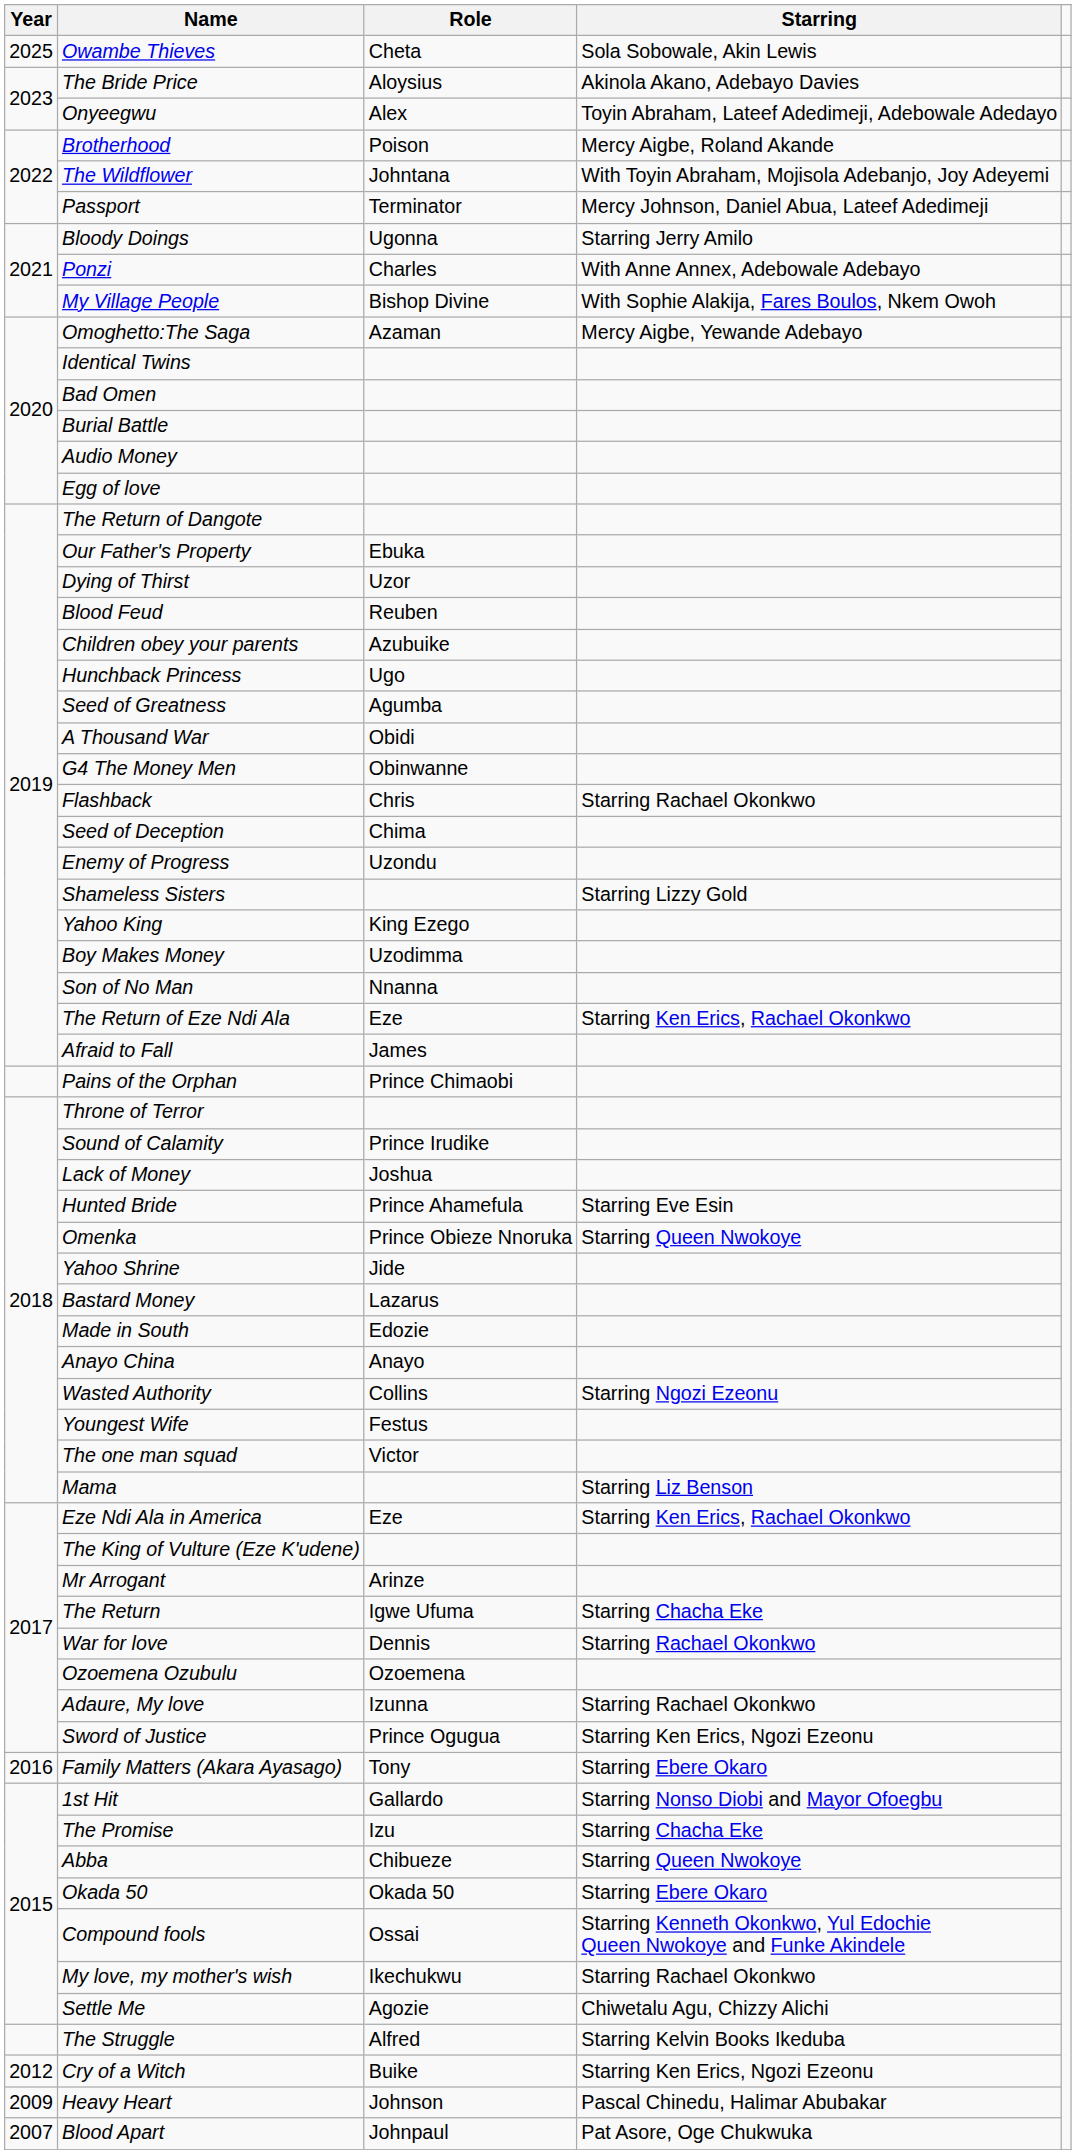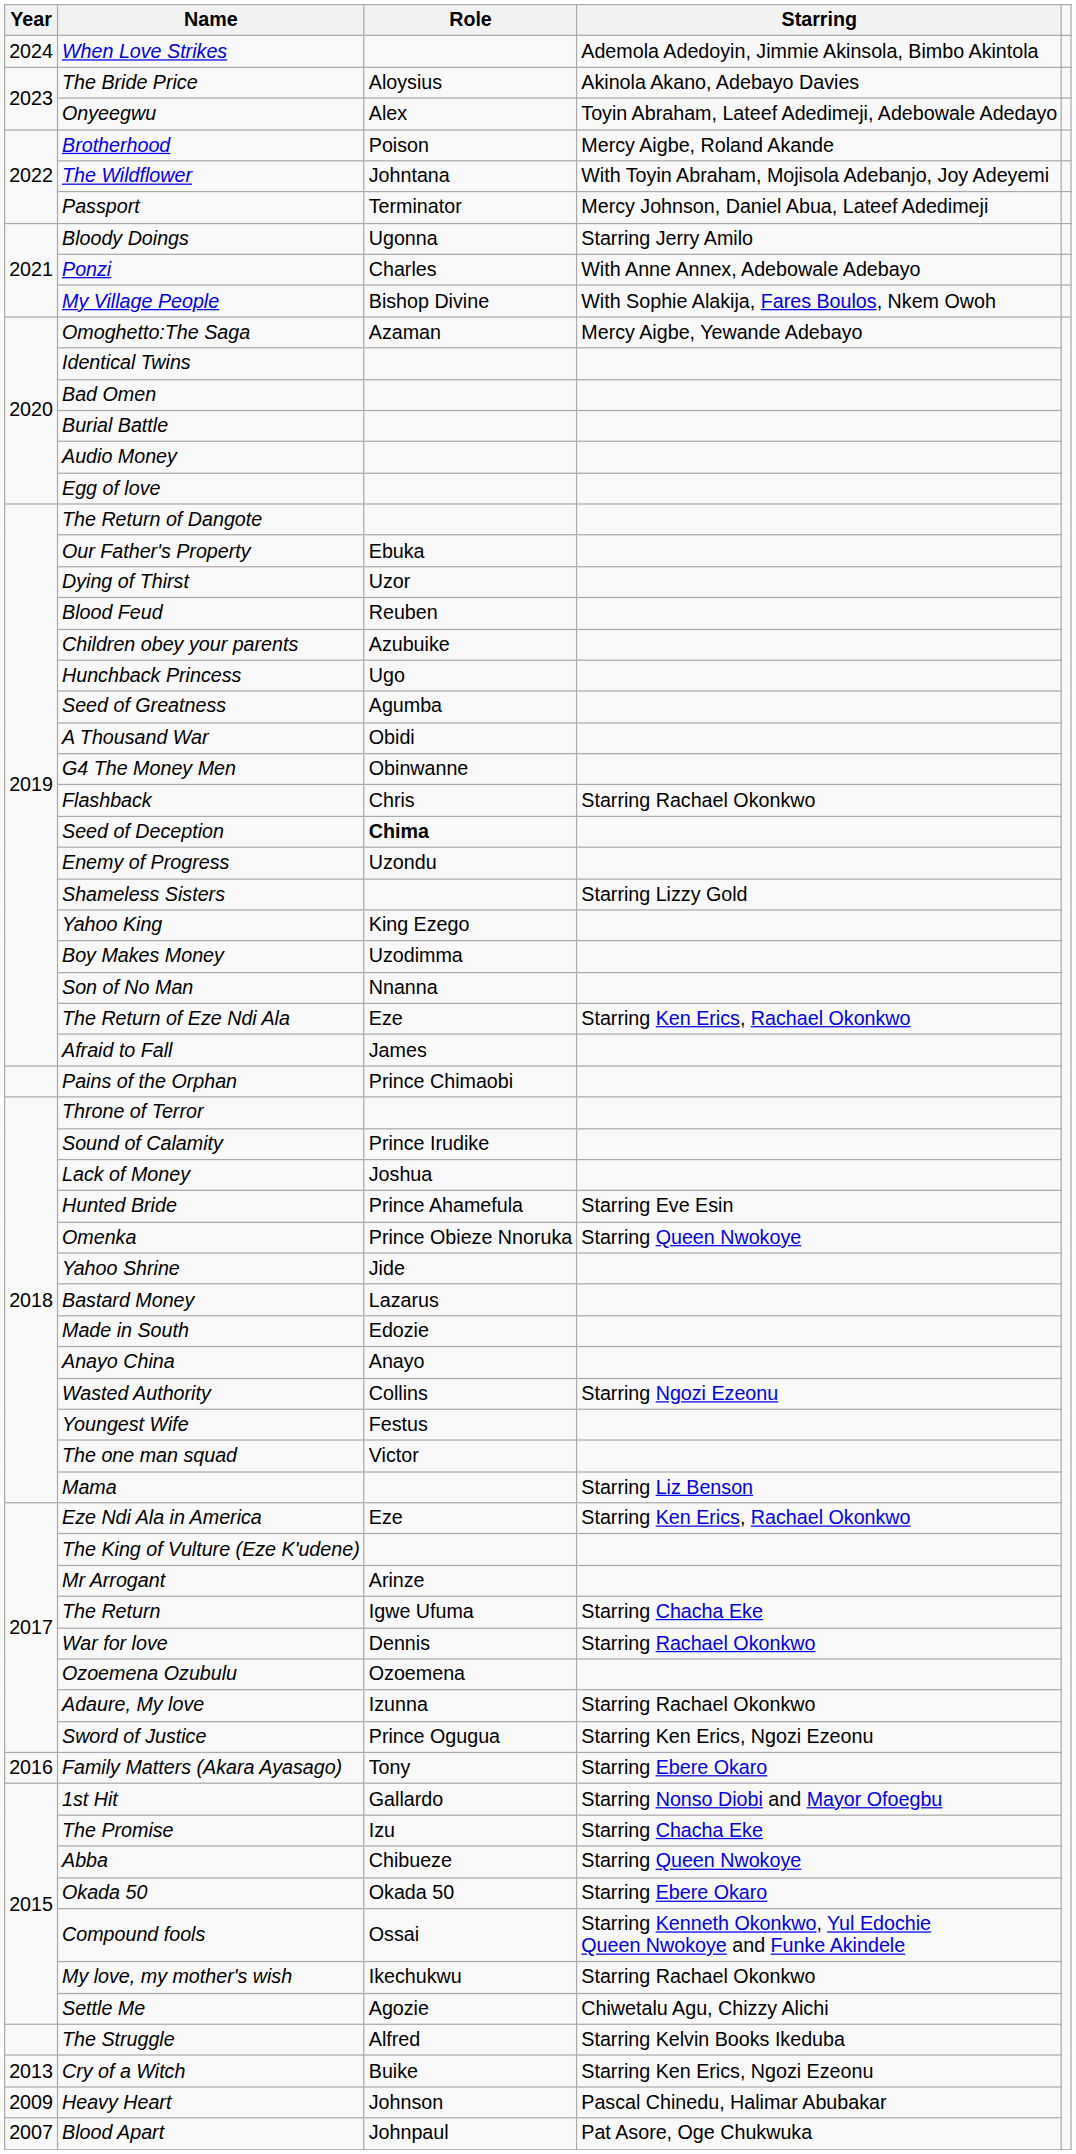- row: (139, 51)
+ row: (145, 51)
(397, 831) normal -> (399, 831) bold
(31, 2070) 2012 -> (31, 2070) 2013
